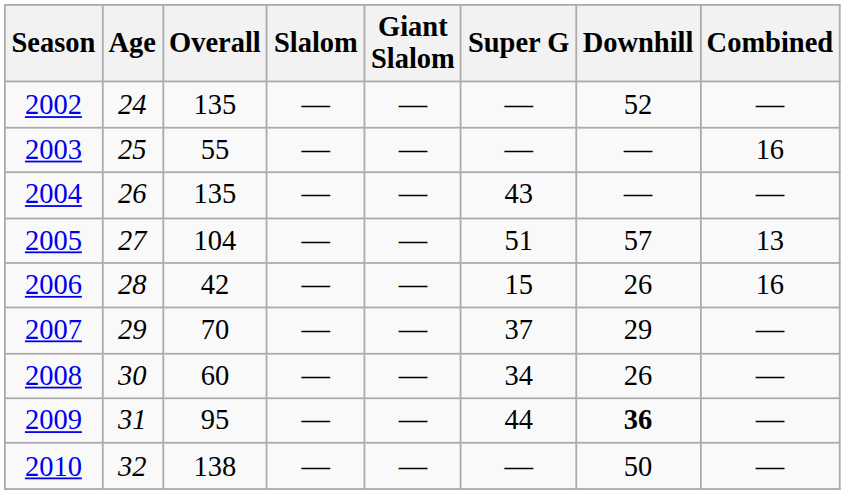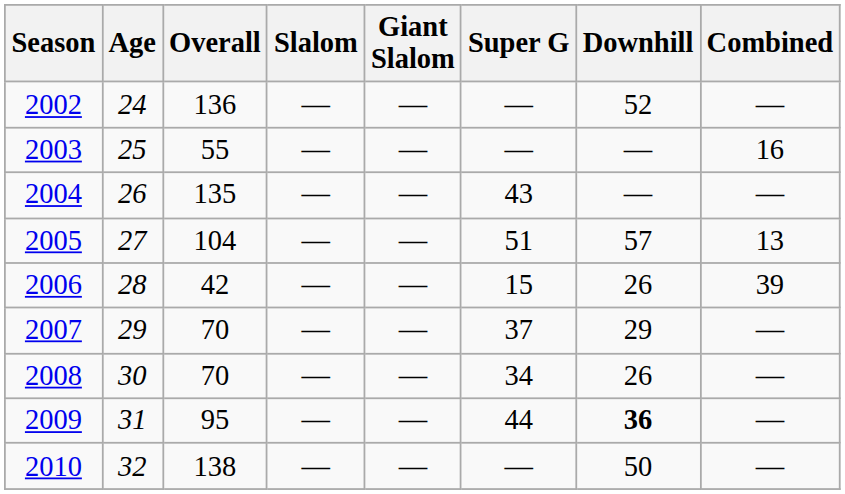(215, 104) 135 -> (215, 104) 136
(770, 284) 16 -> (770, 284) 39
(215, 375) 60 -> (215, 375) 70
